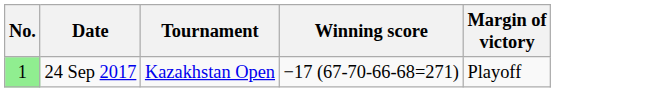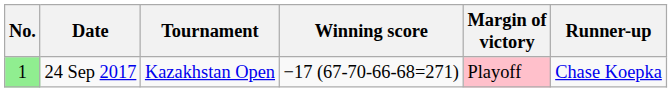+ column: (609, 30)
(494, 71) no background -> (494, 71) pink background
